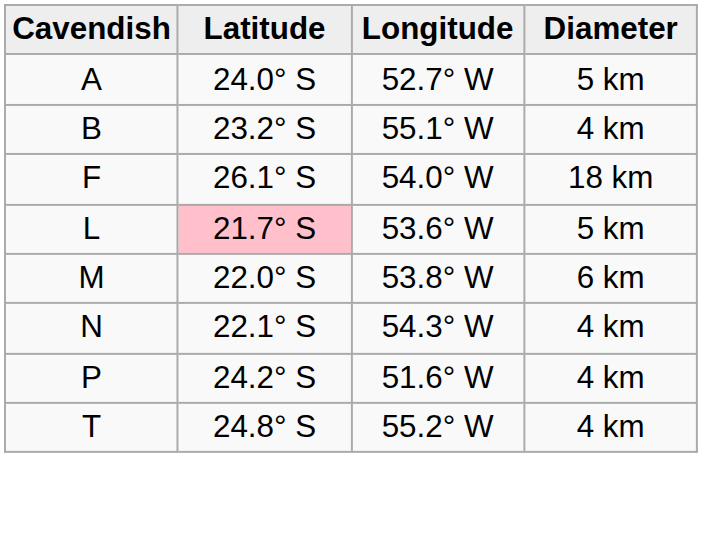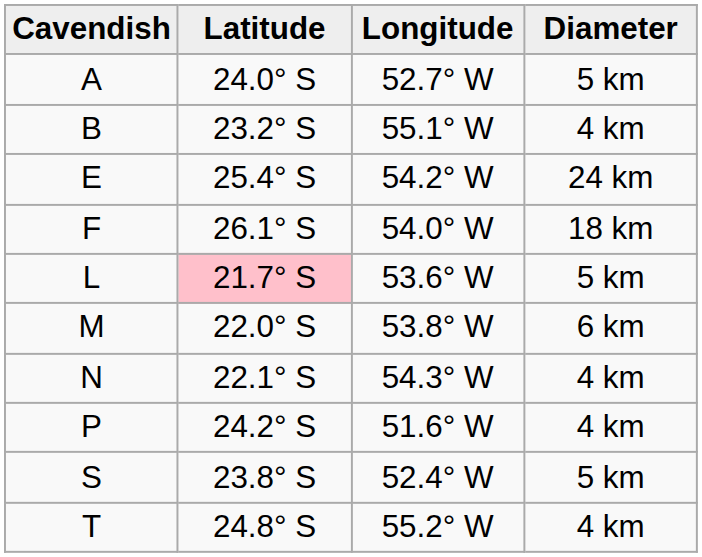+ row: (92, 178)
+ row: (92, 476)
